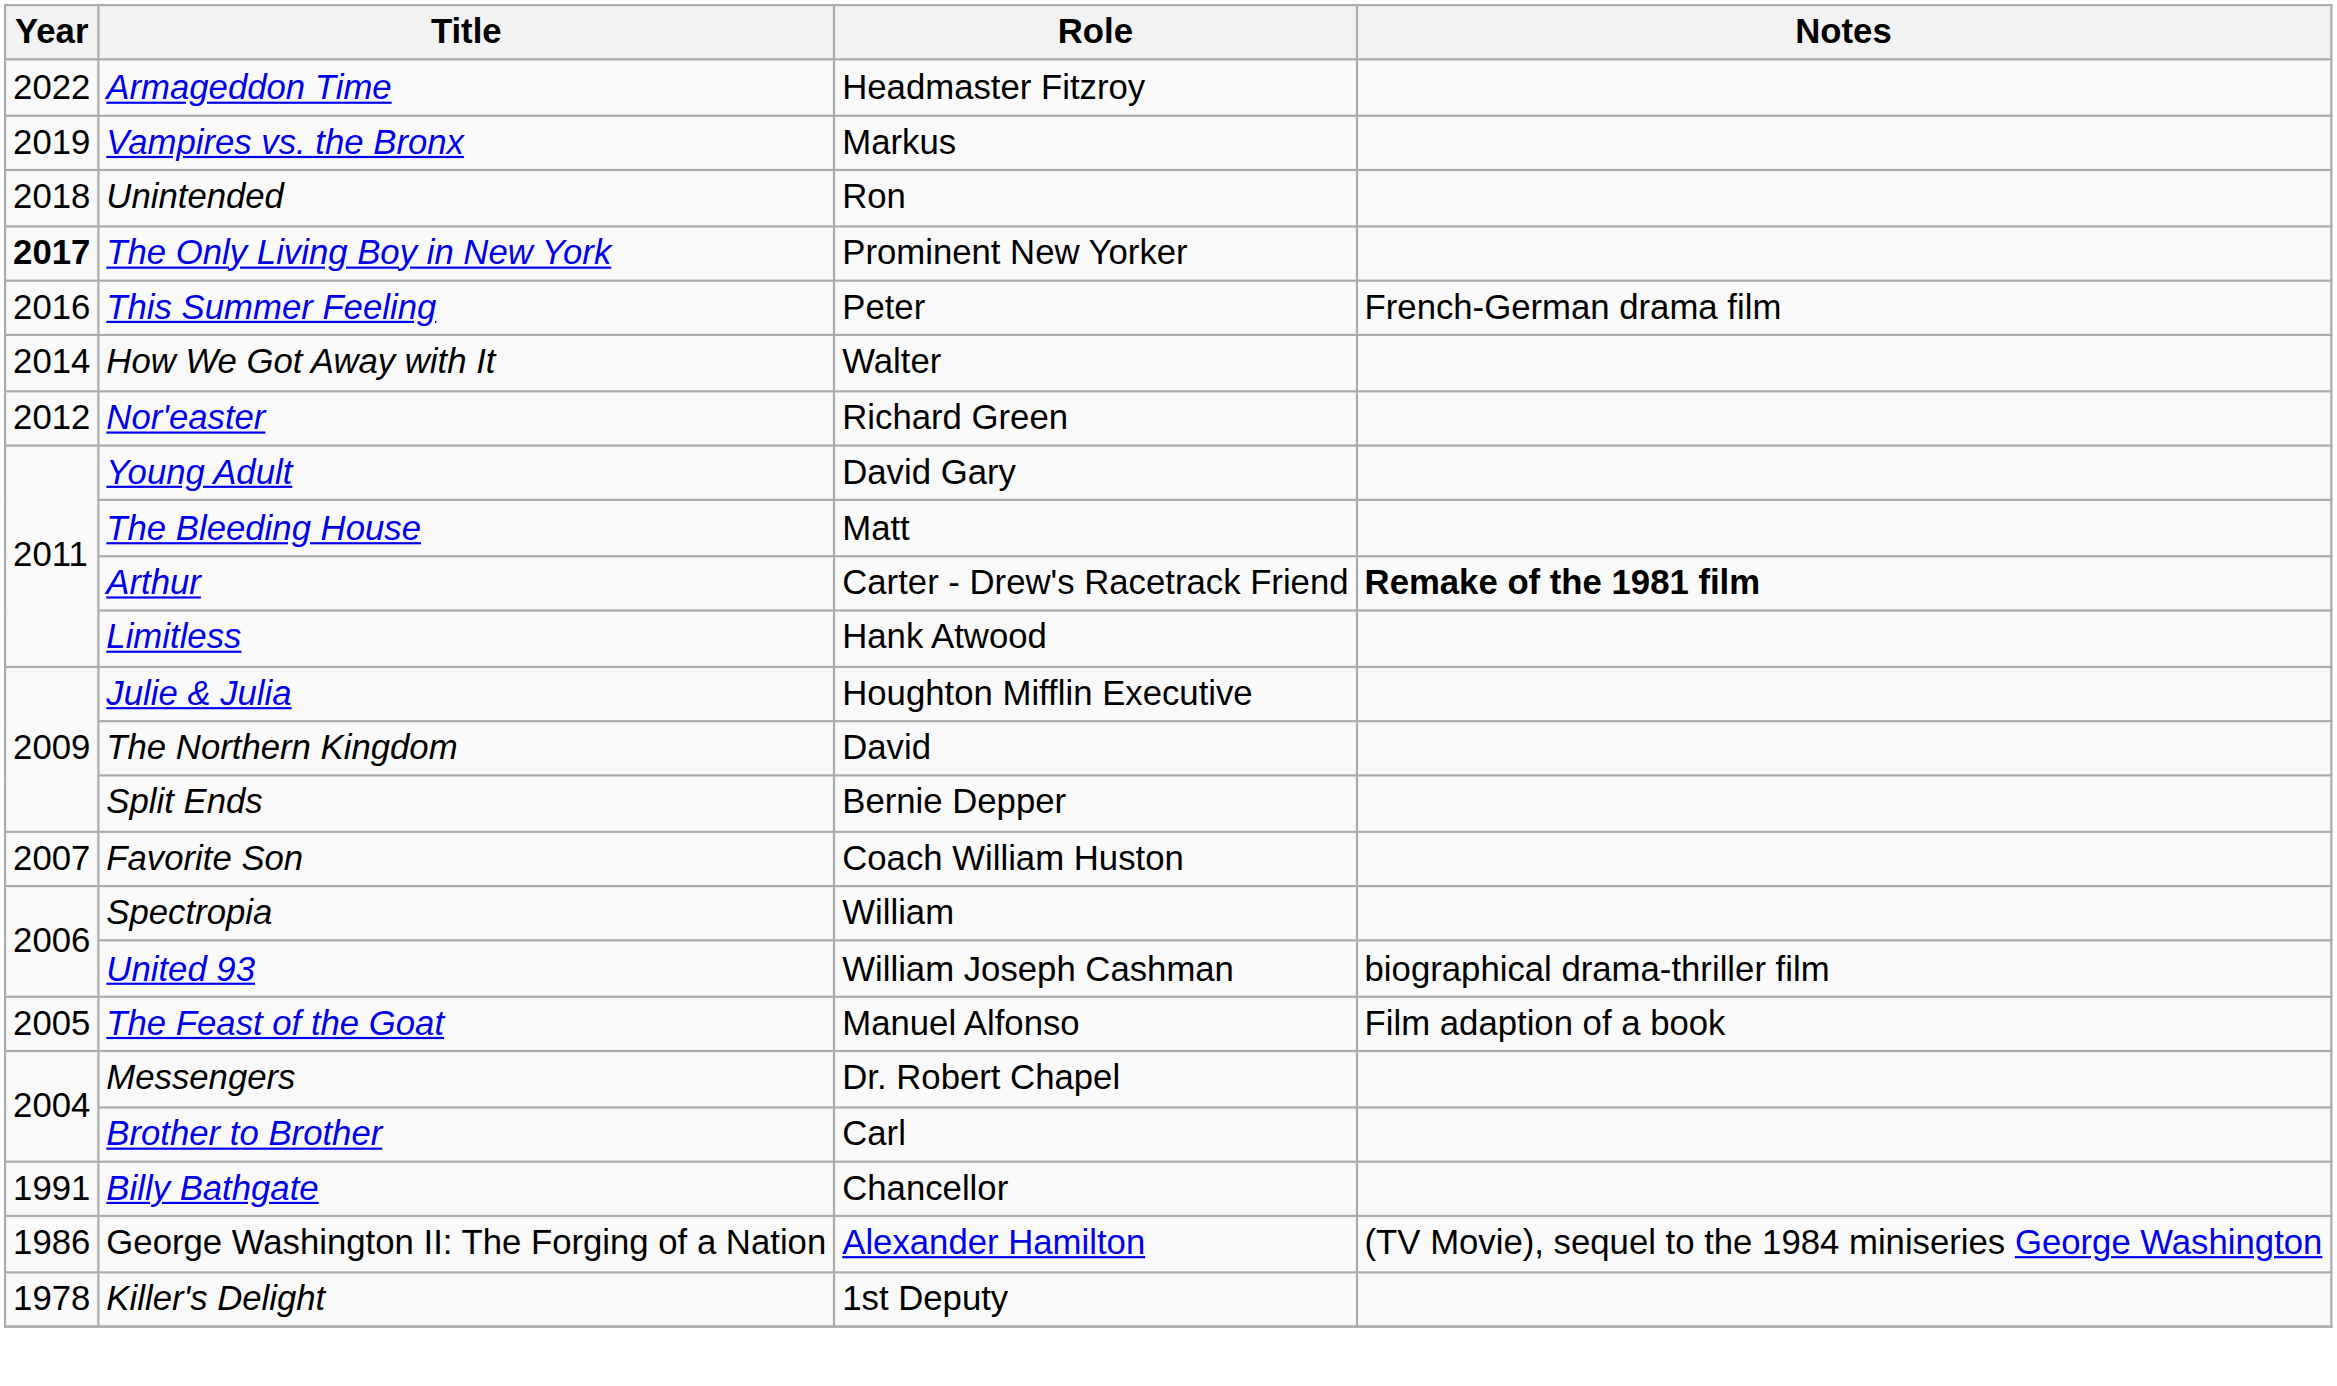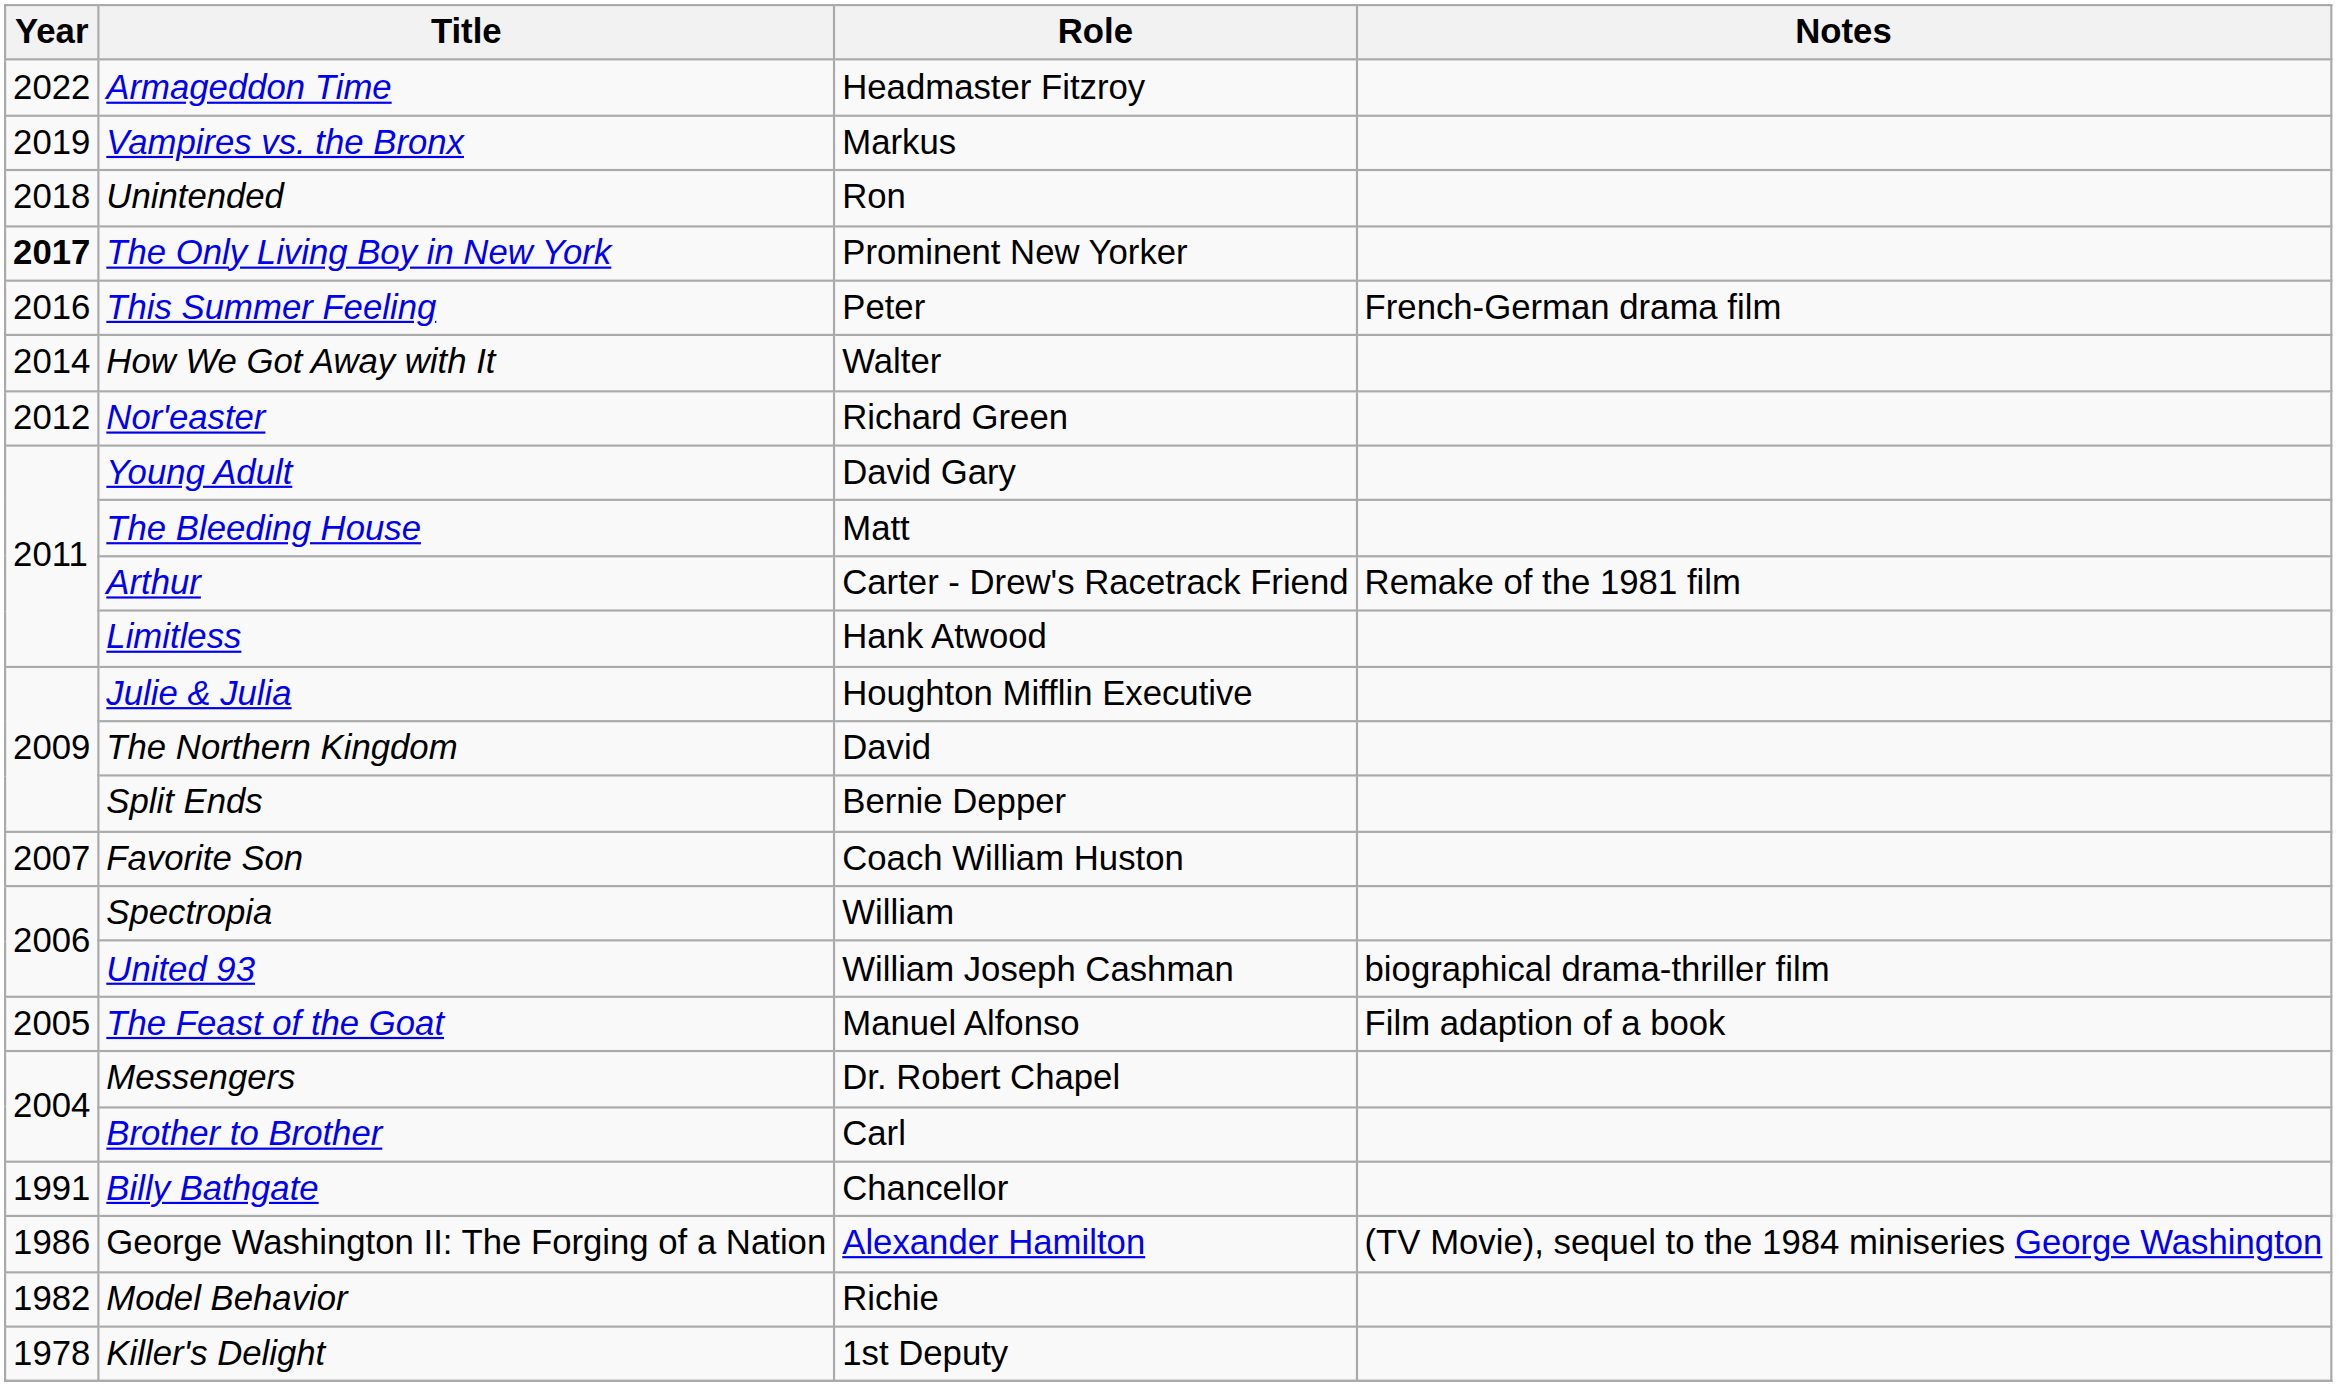(1562, 582) bold -> (1553, 582) normal
+ row: (227, 1298)
